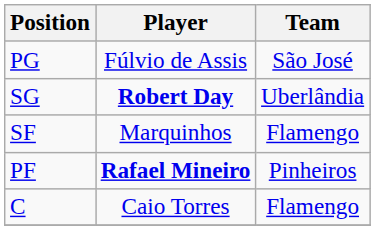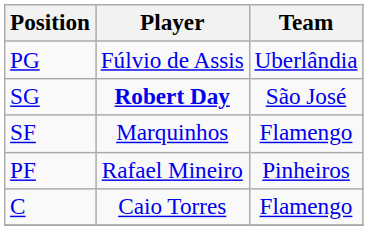(313, 59) São José -> (306, 59) Uberlândia
(313, 96) Uberlândia -> (306, 96) São José
(176, 170) bold -> (172, 170) normal
